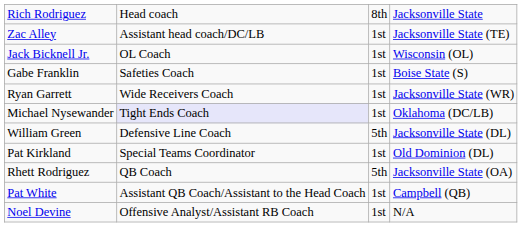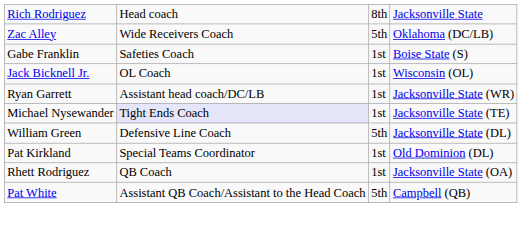(192, 34) Assistant head coach/DC/LB -> (176, 34) Wide Receivers Coach
(379, 34) 1st -> (379, 34) 5th
(451, 34) Jacksonville State (TE) -> (443, 34) Oklahoma (DC/LB)
rows swapped: (48, 53) <-> (43, 73)
(176, 93) Wide Receivers Coach -> (192, 93) Assistant head coach/DC/LB
(443, 113) Oklahoma (DC/LB) -> (451, 113) Jacksonville State (TE)
(379, 172) 5th -> (379, 172) 1st
(379, 192) 1st -> (379, 192) 5th
- row: (39, 212)
